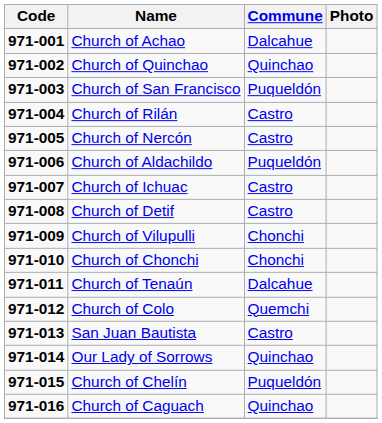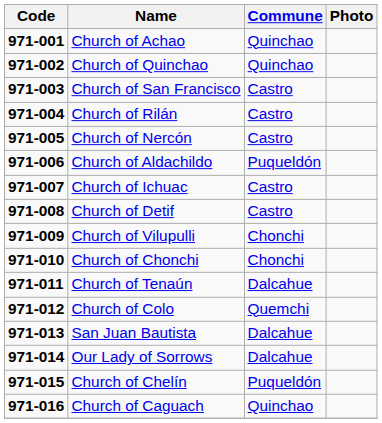(280, 41) Dalcahue -> (280, 41) Quinchao
(284, 89) Puqueldón -> (270, 89) Castro
(270, 333) Castro -> (280, 333) Dalcahue
(280, 357) Quinchao -> (280, 357) Dalcahue
